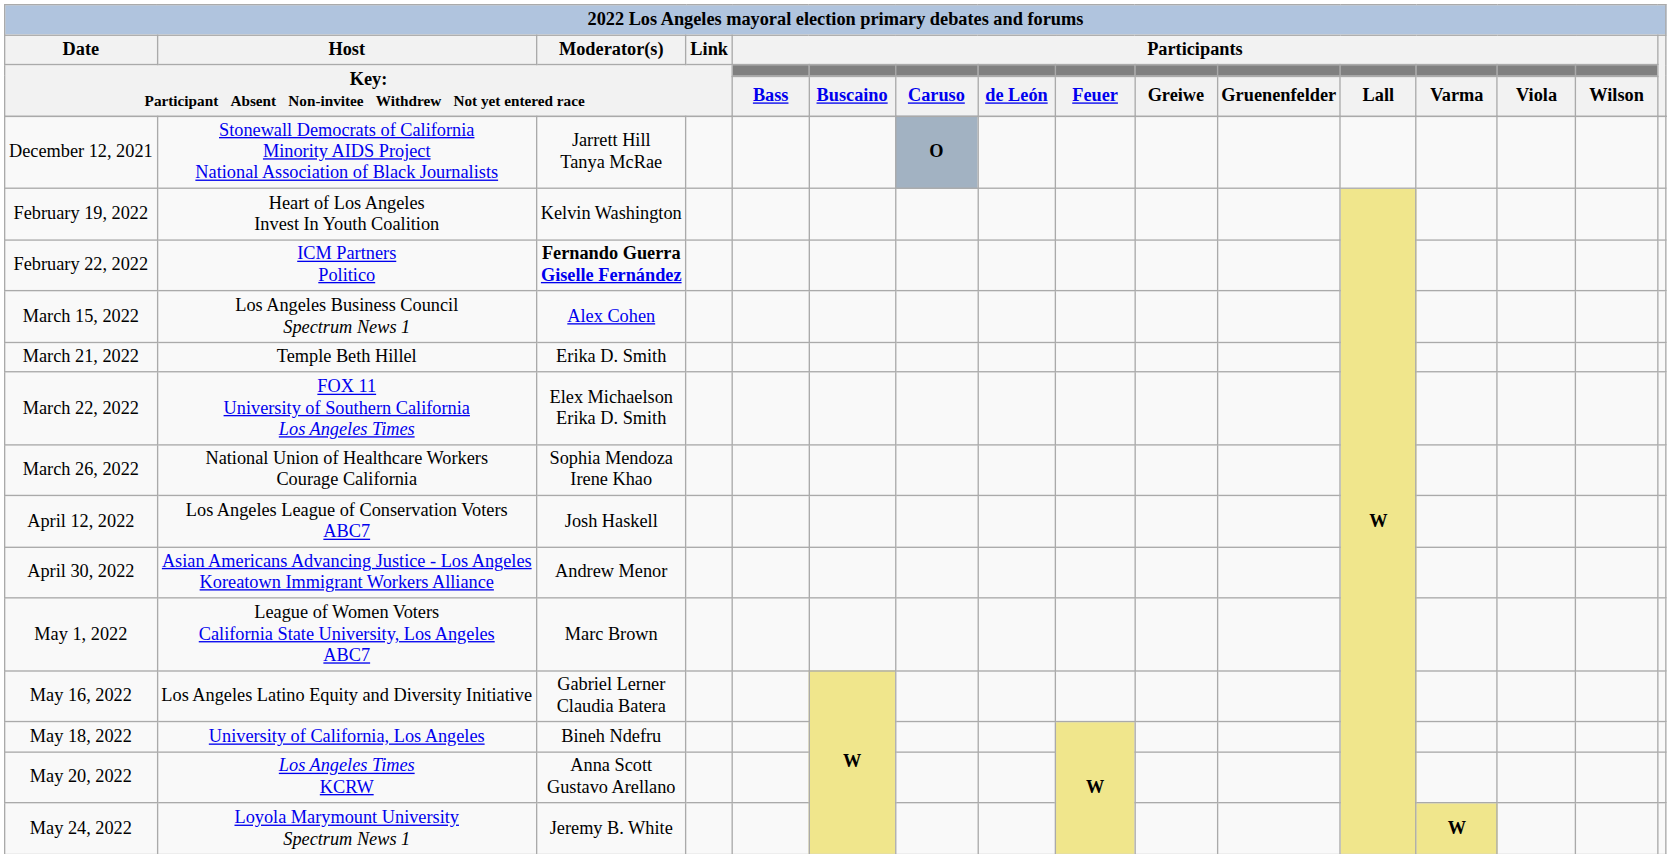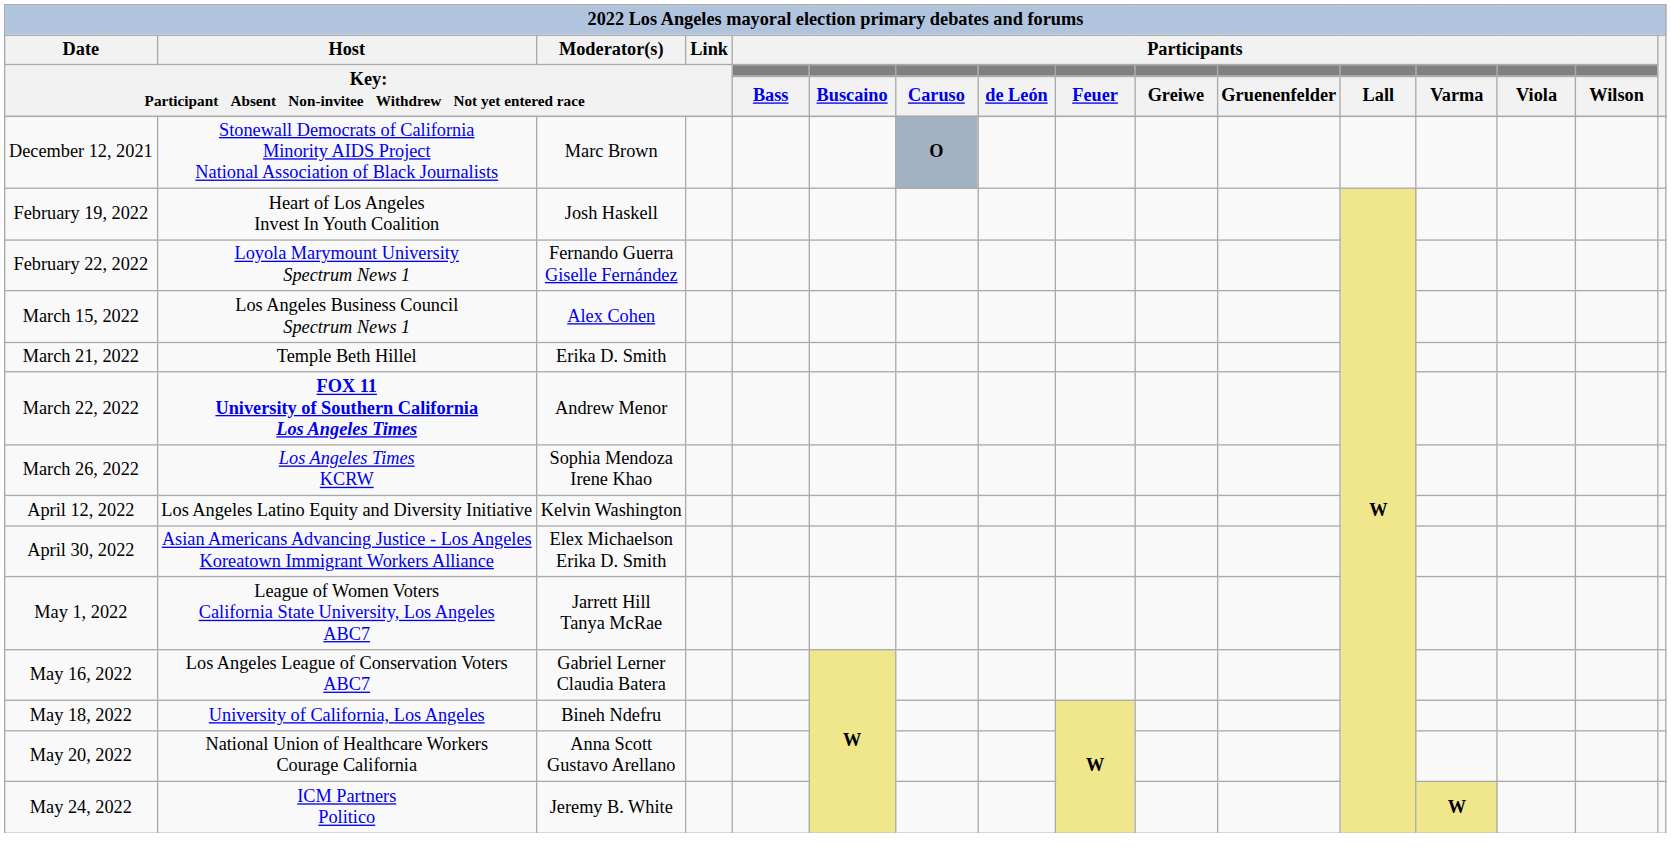(611, 151) Jarrett Hill Tanya McRae -> (611, 151) Marc Brown
(611, 213) Kelvin Washington -> (611, 213) Josh Haskell
(347, 264) ICM Partners Politico -> (347, 264) Loyola Marymount University Spectrum News 1
(611, 264) bold -> (611, 264) normal
(347, 407) normal -> (347, 407) bold
(611, 407) Elex Michaelson Erika D. Smith -> (611, 407) Andrew Menor
(347, 469) National Union of Healthcare Workers Courage California -> (347, 469) Los Angeles Times KCRW
(347, 520) Los Angeles League of Conservation Voters ABC7 -> (347, 509) Los Angeles Latino Equity and Diversity Initiative
(611, 520) Josh Haskell -> (611, 509) Kelvin Washington
(611, 571) Andrew Menor -> (611, 550) Elex Michaelson Erika D. Smith
(611, 633) Marc Brown -> (611, 612) Jarrett Hill Tanya McRae
(347, 695) Los Angeles Latino Equity and Diversity Initiative -> (347, 674) Los Angeles League of Conservation Voters ABC7
(347, 776) Los Angeles Times KCRW -> (347, 755) National Union of Healthcare Workers Courage California
(347, 827) Loyola Marymount University Spectrum News 1 -> (347, 806) ICM Partners Politico
